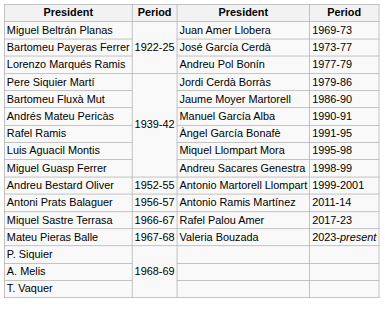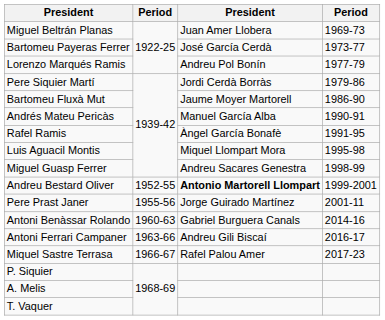(243, 185) normal -> (250, 185) bold
+ row: (48, 202)
- row: (60, 202)
+ row: (69, 220)
+ row: (67, 237)
- row: (53, 237)
